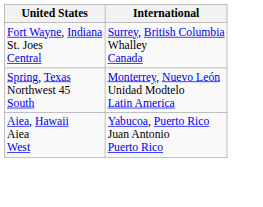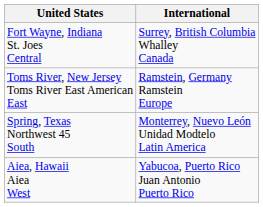+ row: (70, 90)
